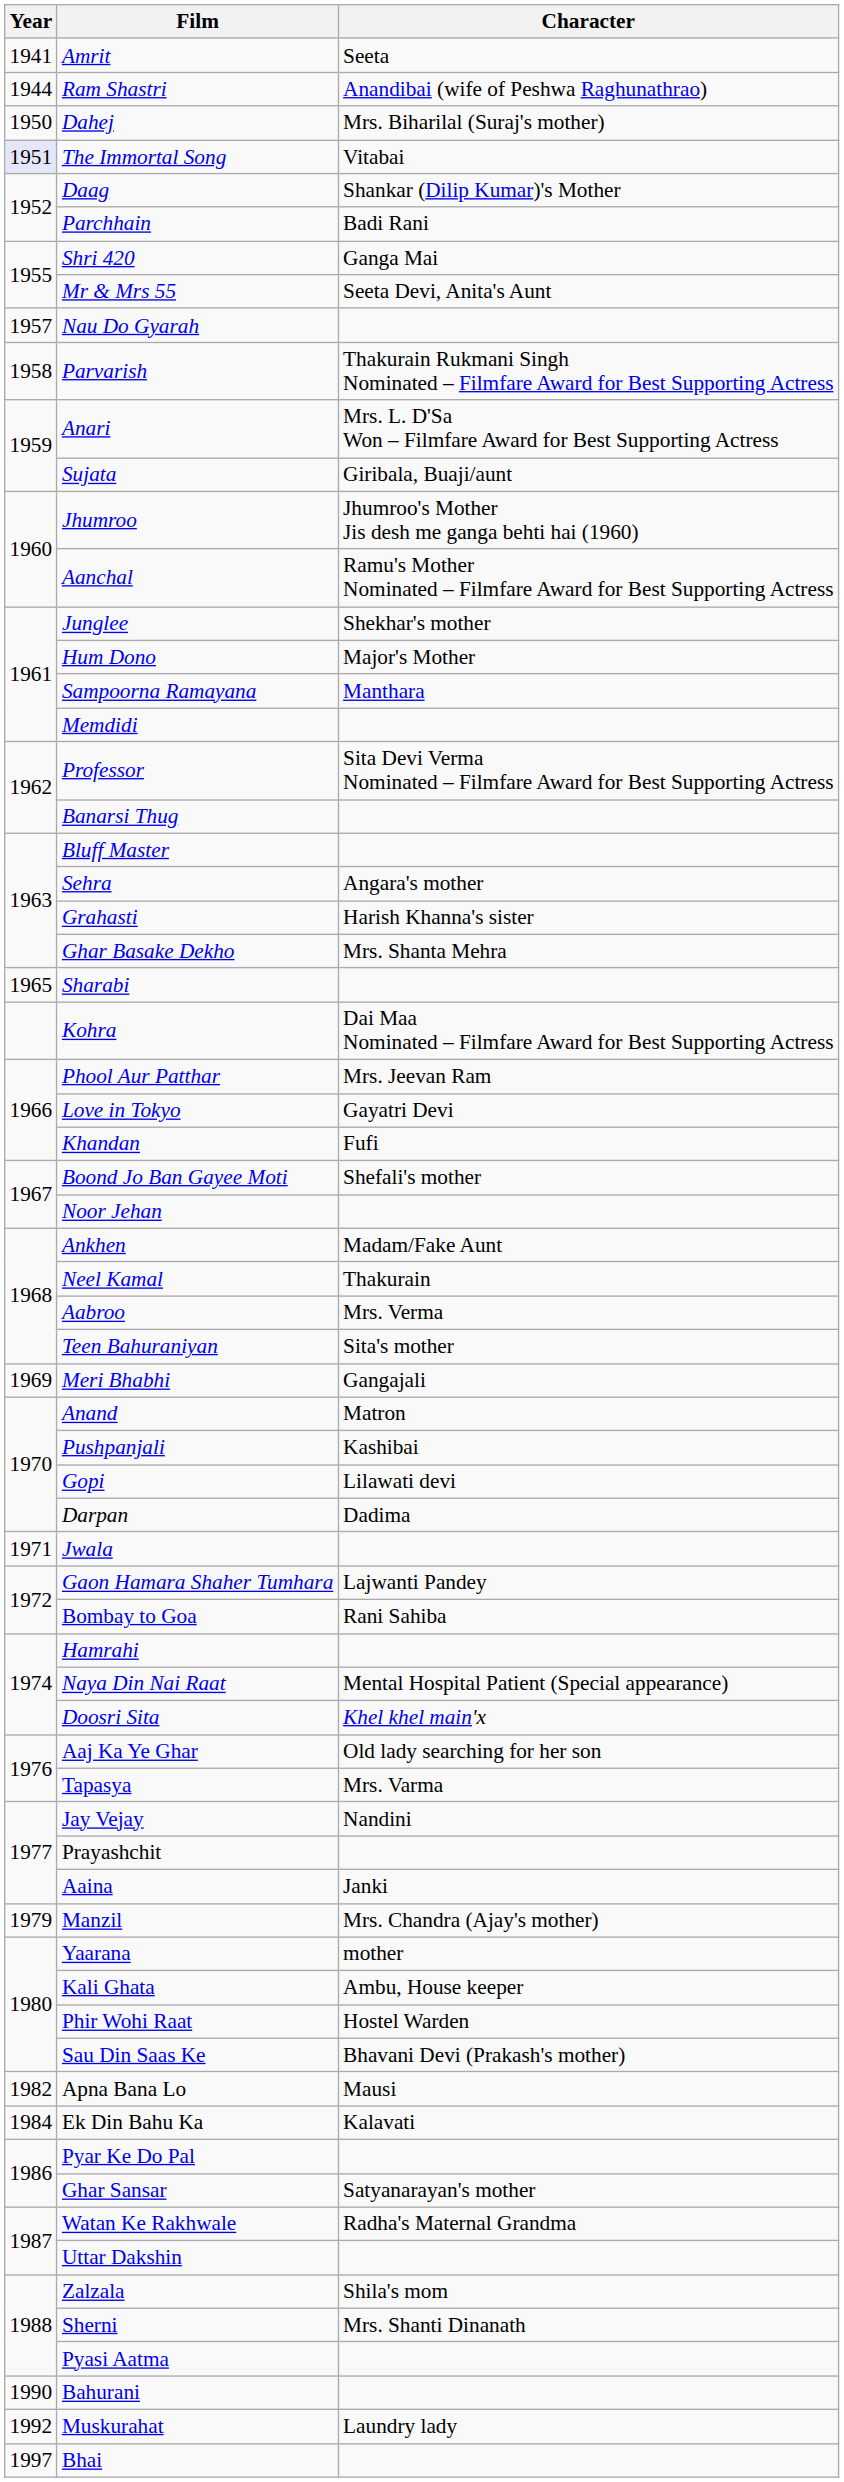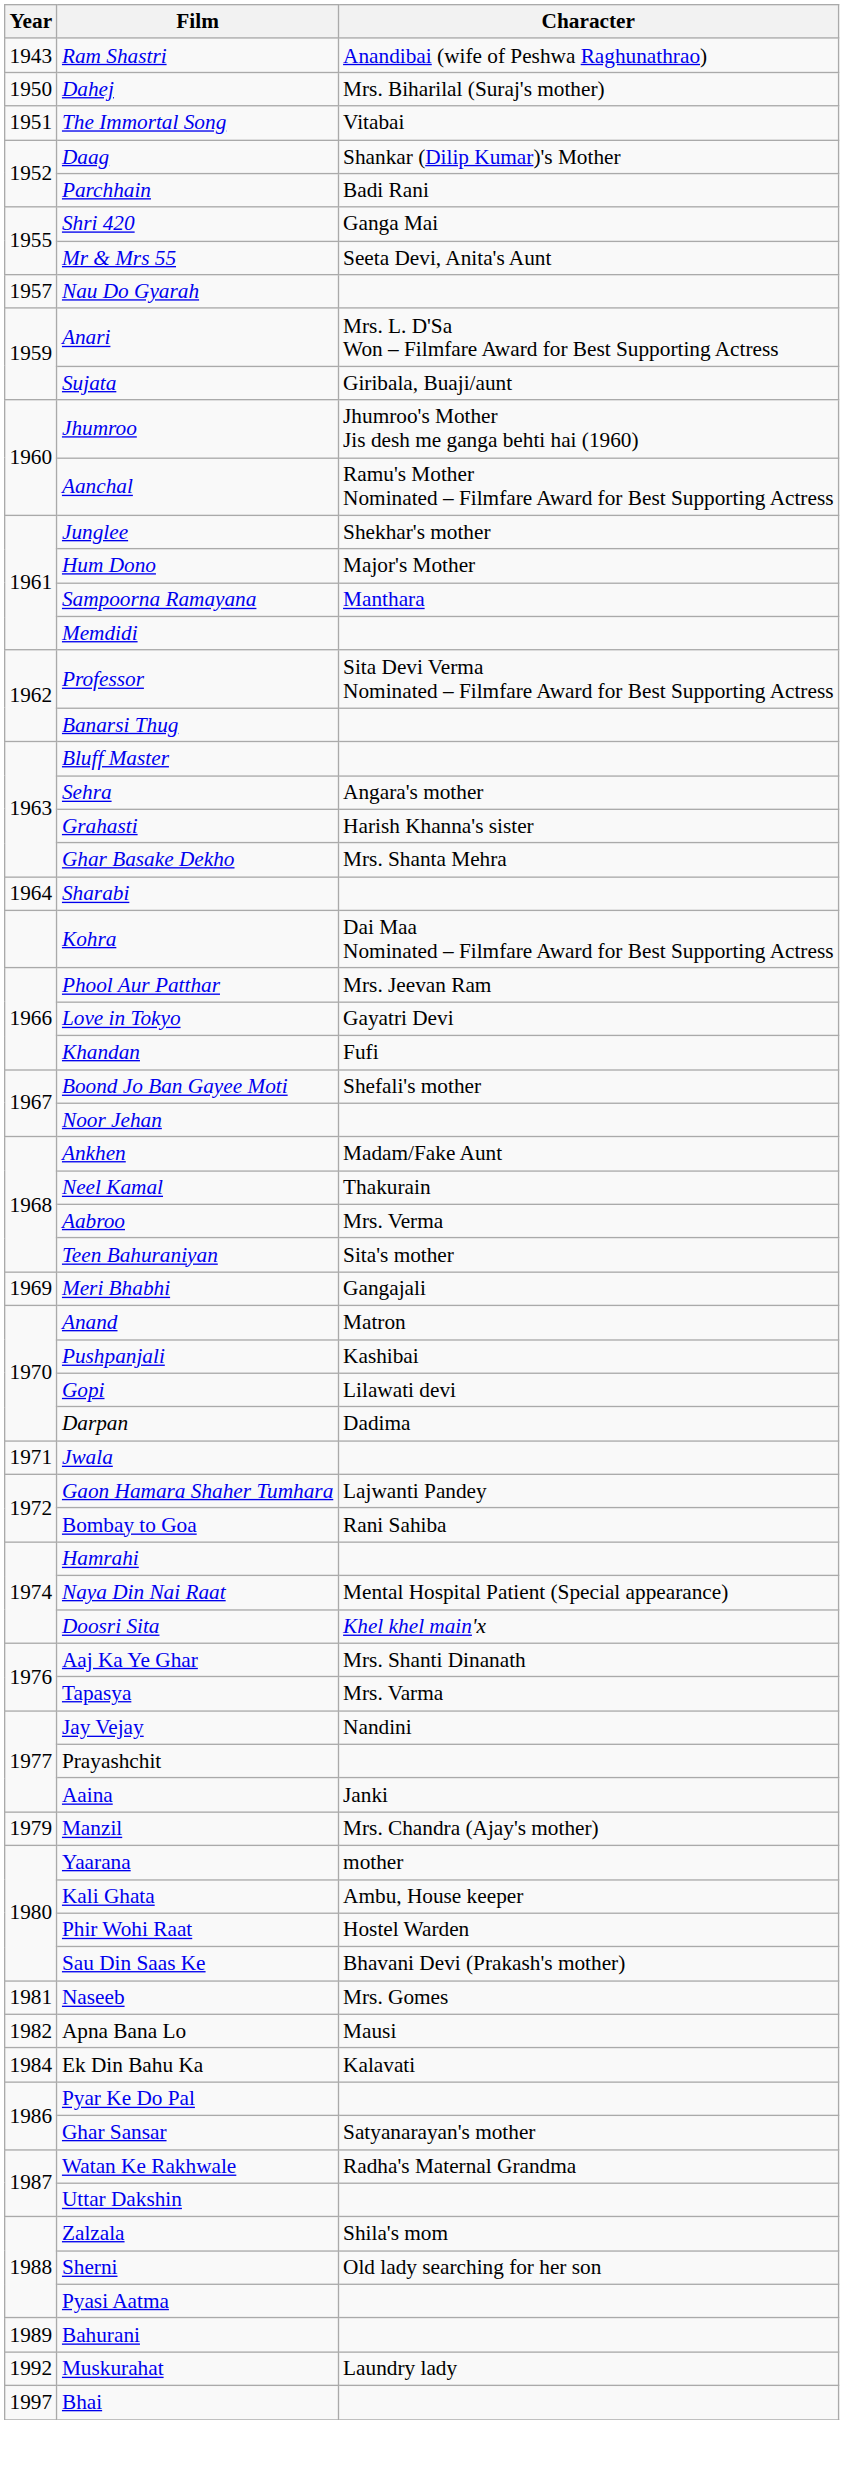- row: (86, 55)
(31, 88) 1944 -> (31, 55) 1943
(31, 156) lavender background -> (31, 122) no background
- row: (104, 370)
(31, 984) 1965 -> (31, 893) 1964
(472, 1751) Old lady searching for her son -> (434, 1659) Mrs. Shanti Dinanath
+ row: (93, 1997)
(434, 2324) Mrs. Shanti Dinanath -> (472, 2267) Old lady searching for her son
(31, 2392) 1990 -> (31, 2334) 1989
